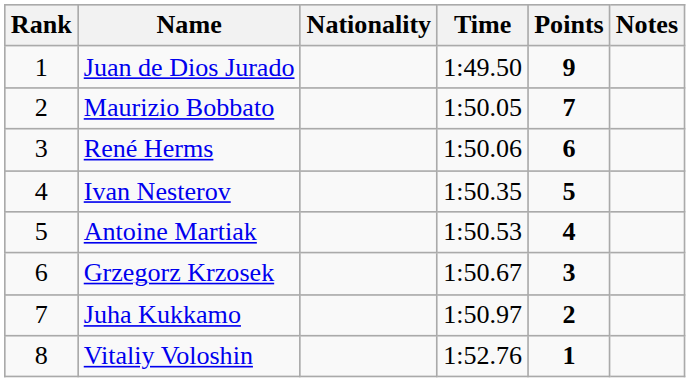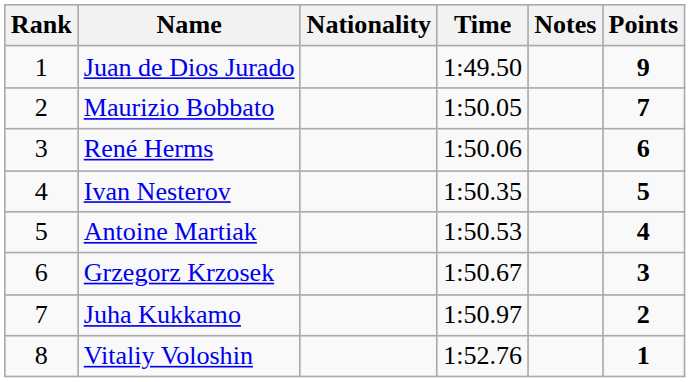columns swapped: (647, 25) <-> (569, 25)
